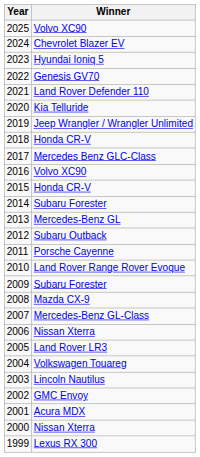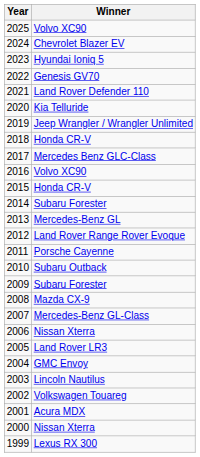(70, 236) Subaru Outback -> (109, 236) Land Rover Range Rover Evoque
(109, 268) Land Rover Range Rover Evoque -> (70, 268) Subaru Outback
(80, 364) Volkswagen Touareg -> (61, 364) GMC Envoy
(61, 396) GMC Envoy -> (80, 396) Volkswagen Touareg
